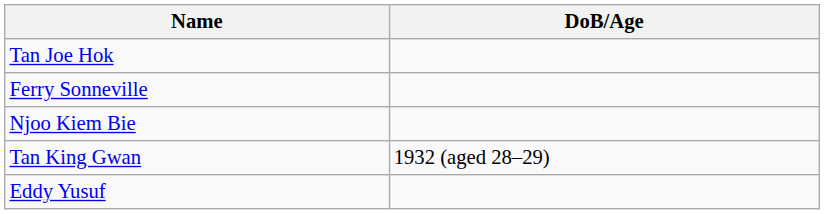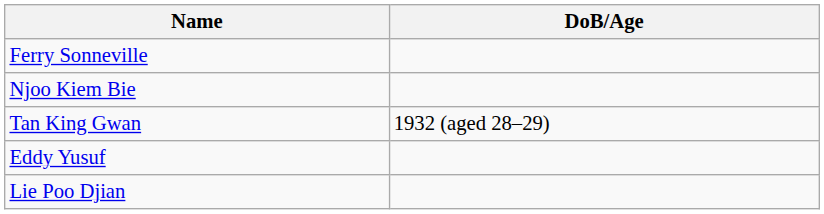- row: (62, 55)
+ row: (67, 192)
